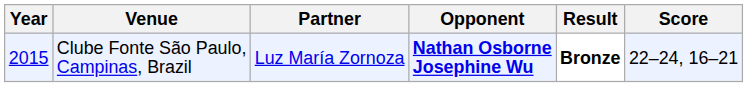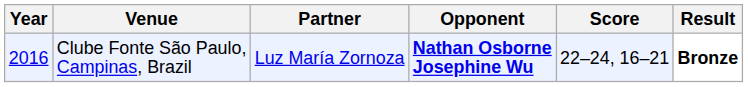columns swapped: (684, 19) <-> (590, 19)
(29, 57) 2015 -> (29, 57) 2016
